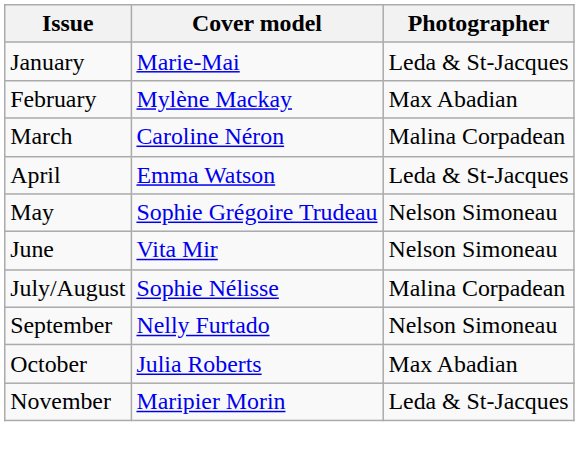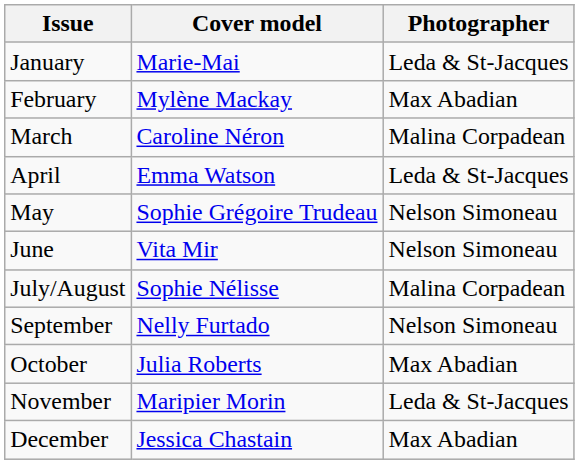+ row: (59, 439)
